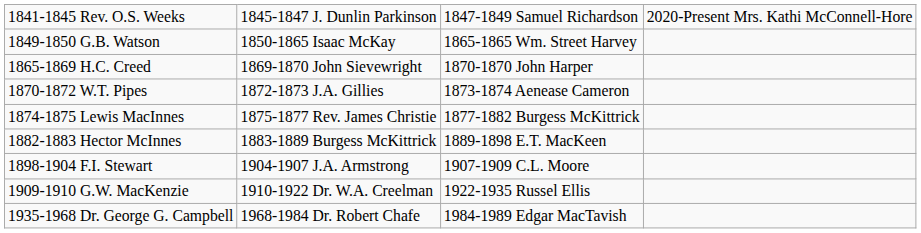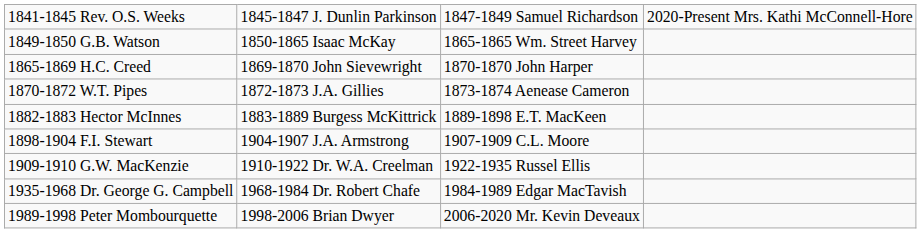- row: (96, 116)
+ row: (113, 215)
